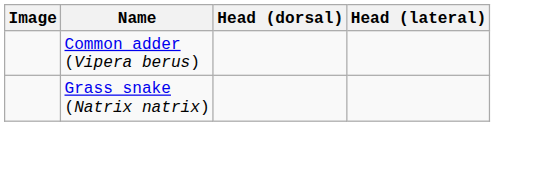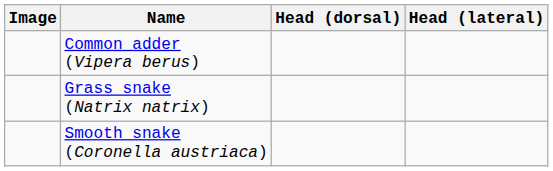+ row: (166, 143)
